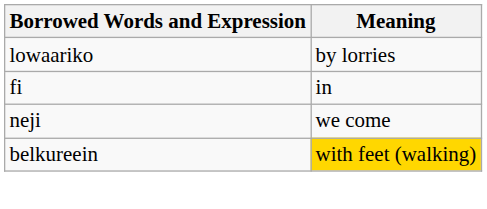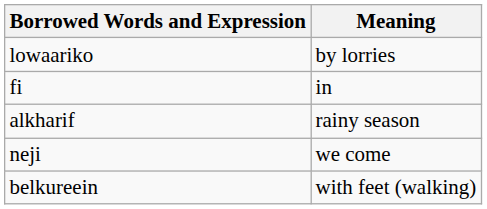+ row: (42, 120)
(396, 154) gold background -> (396, 187) no background
